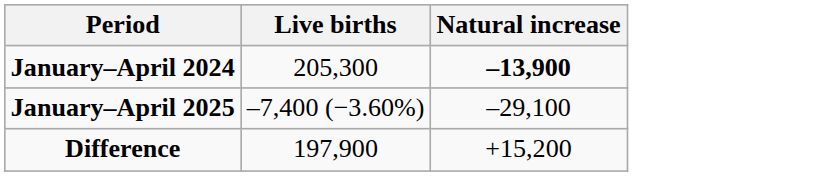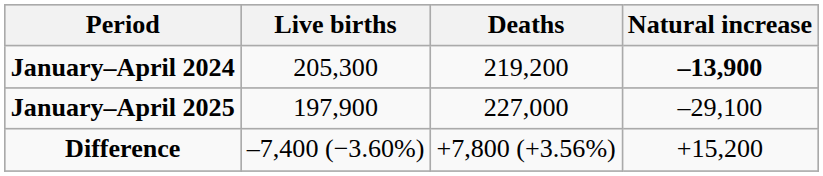+ column: (526, 25)
(336, 107) –7,400 (−3.60%) -> (336, 107) 197,900
(336, 149) 197,900 -> (336, 149) –7,400 (−3.60%)
